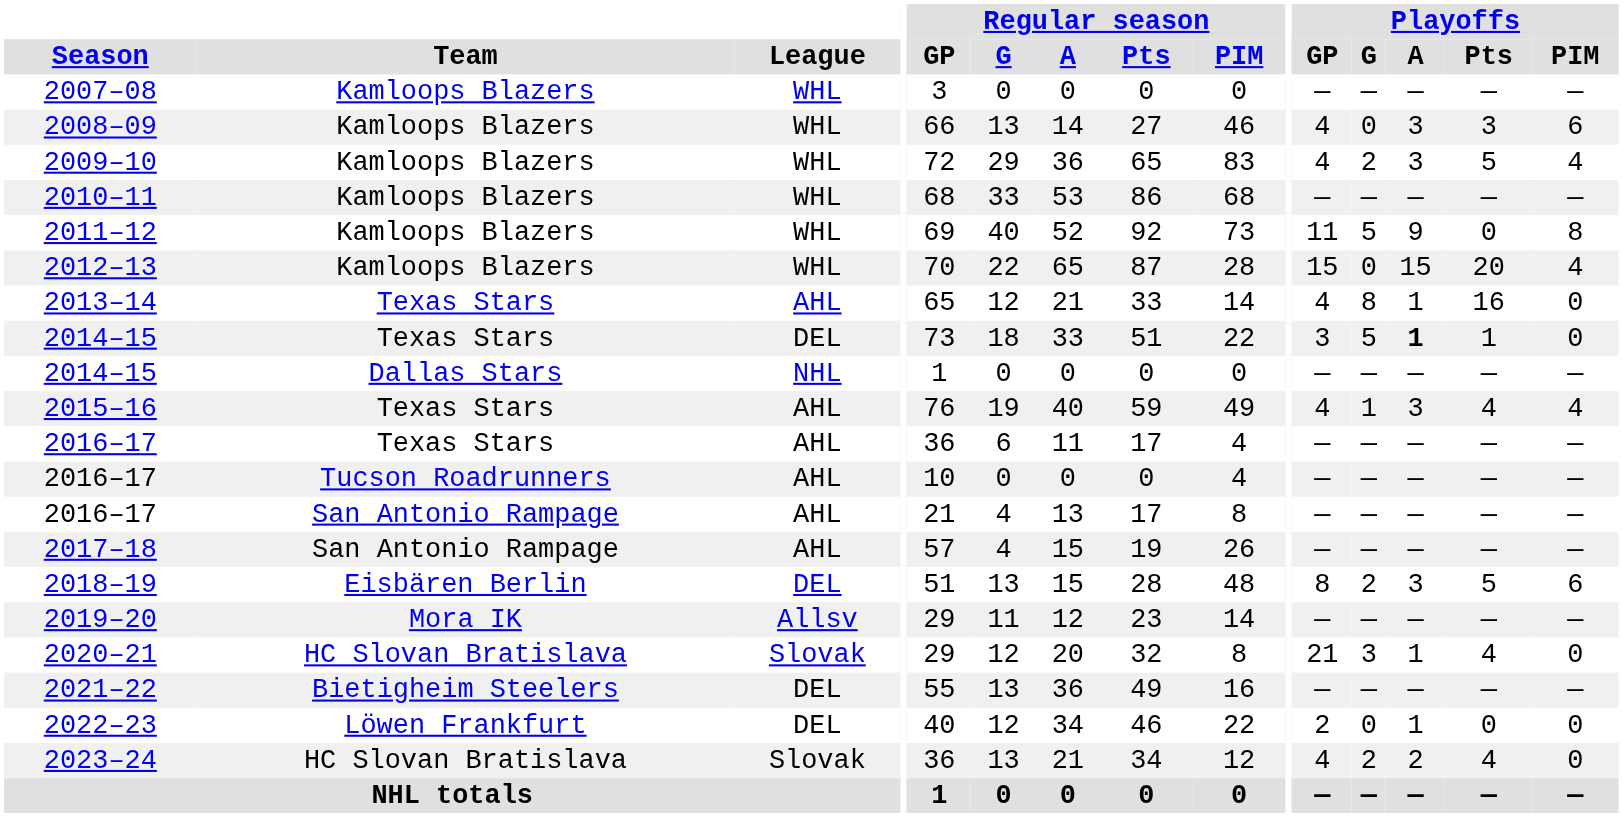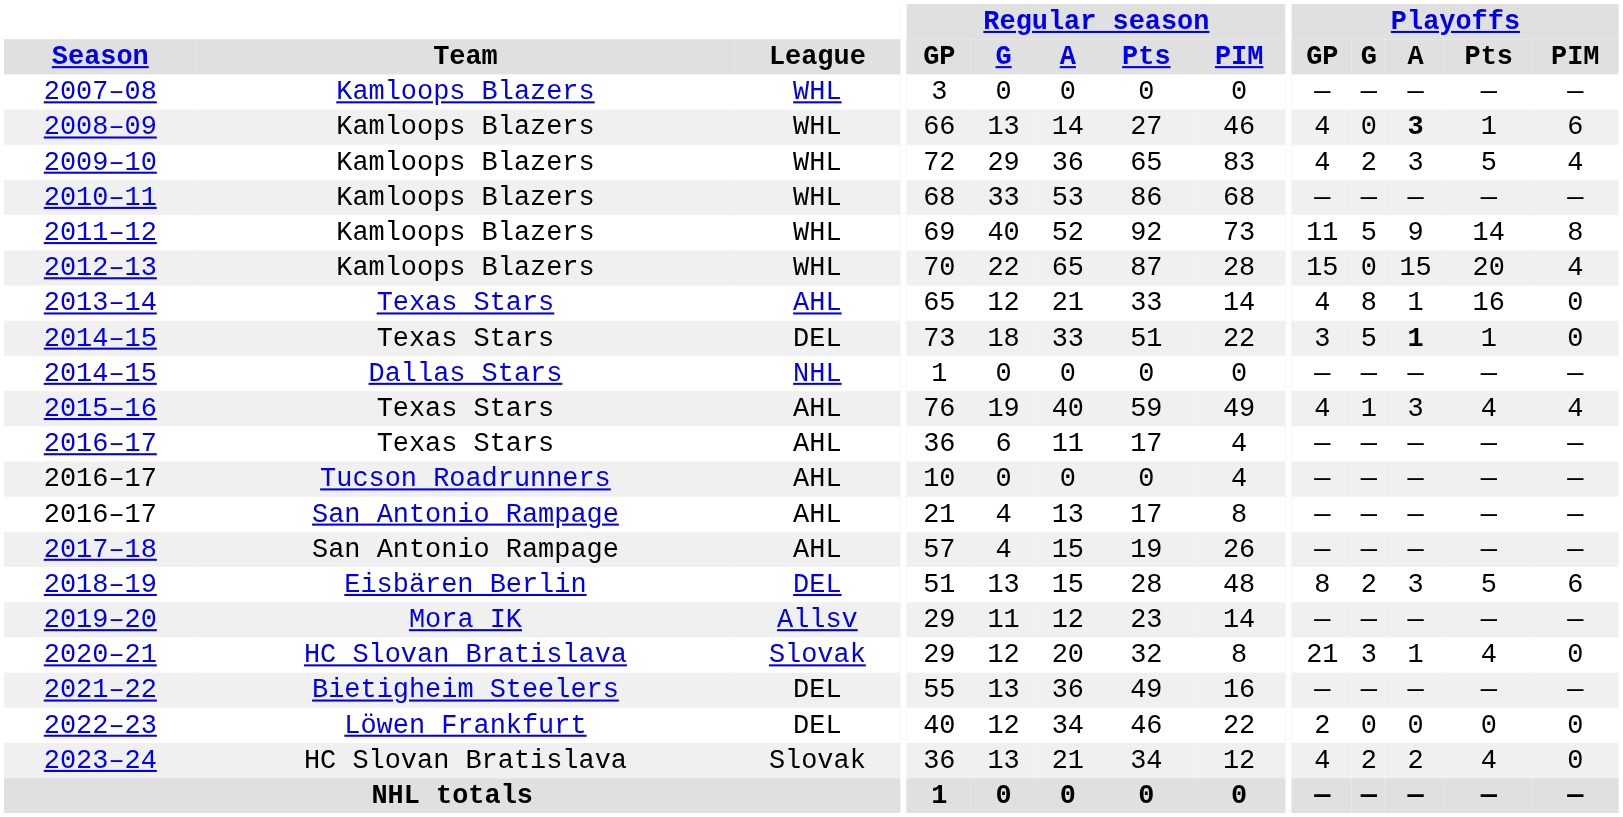(1416, 127) normal -> (1416, 127) bold
(1489, 127) 3 -> (1489, 127) 1
(1489, 233) 0 -> (1489, 233) 14
(1416, 725) 1 -> (1416, 725) 0
